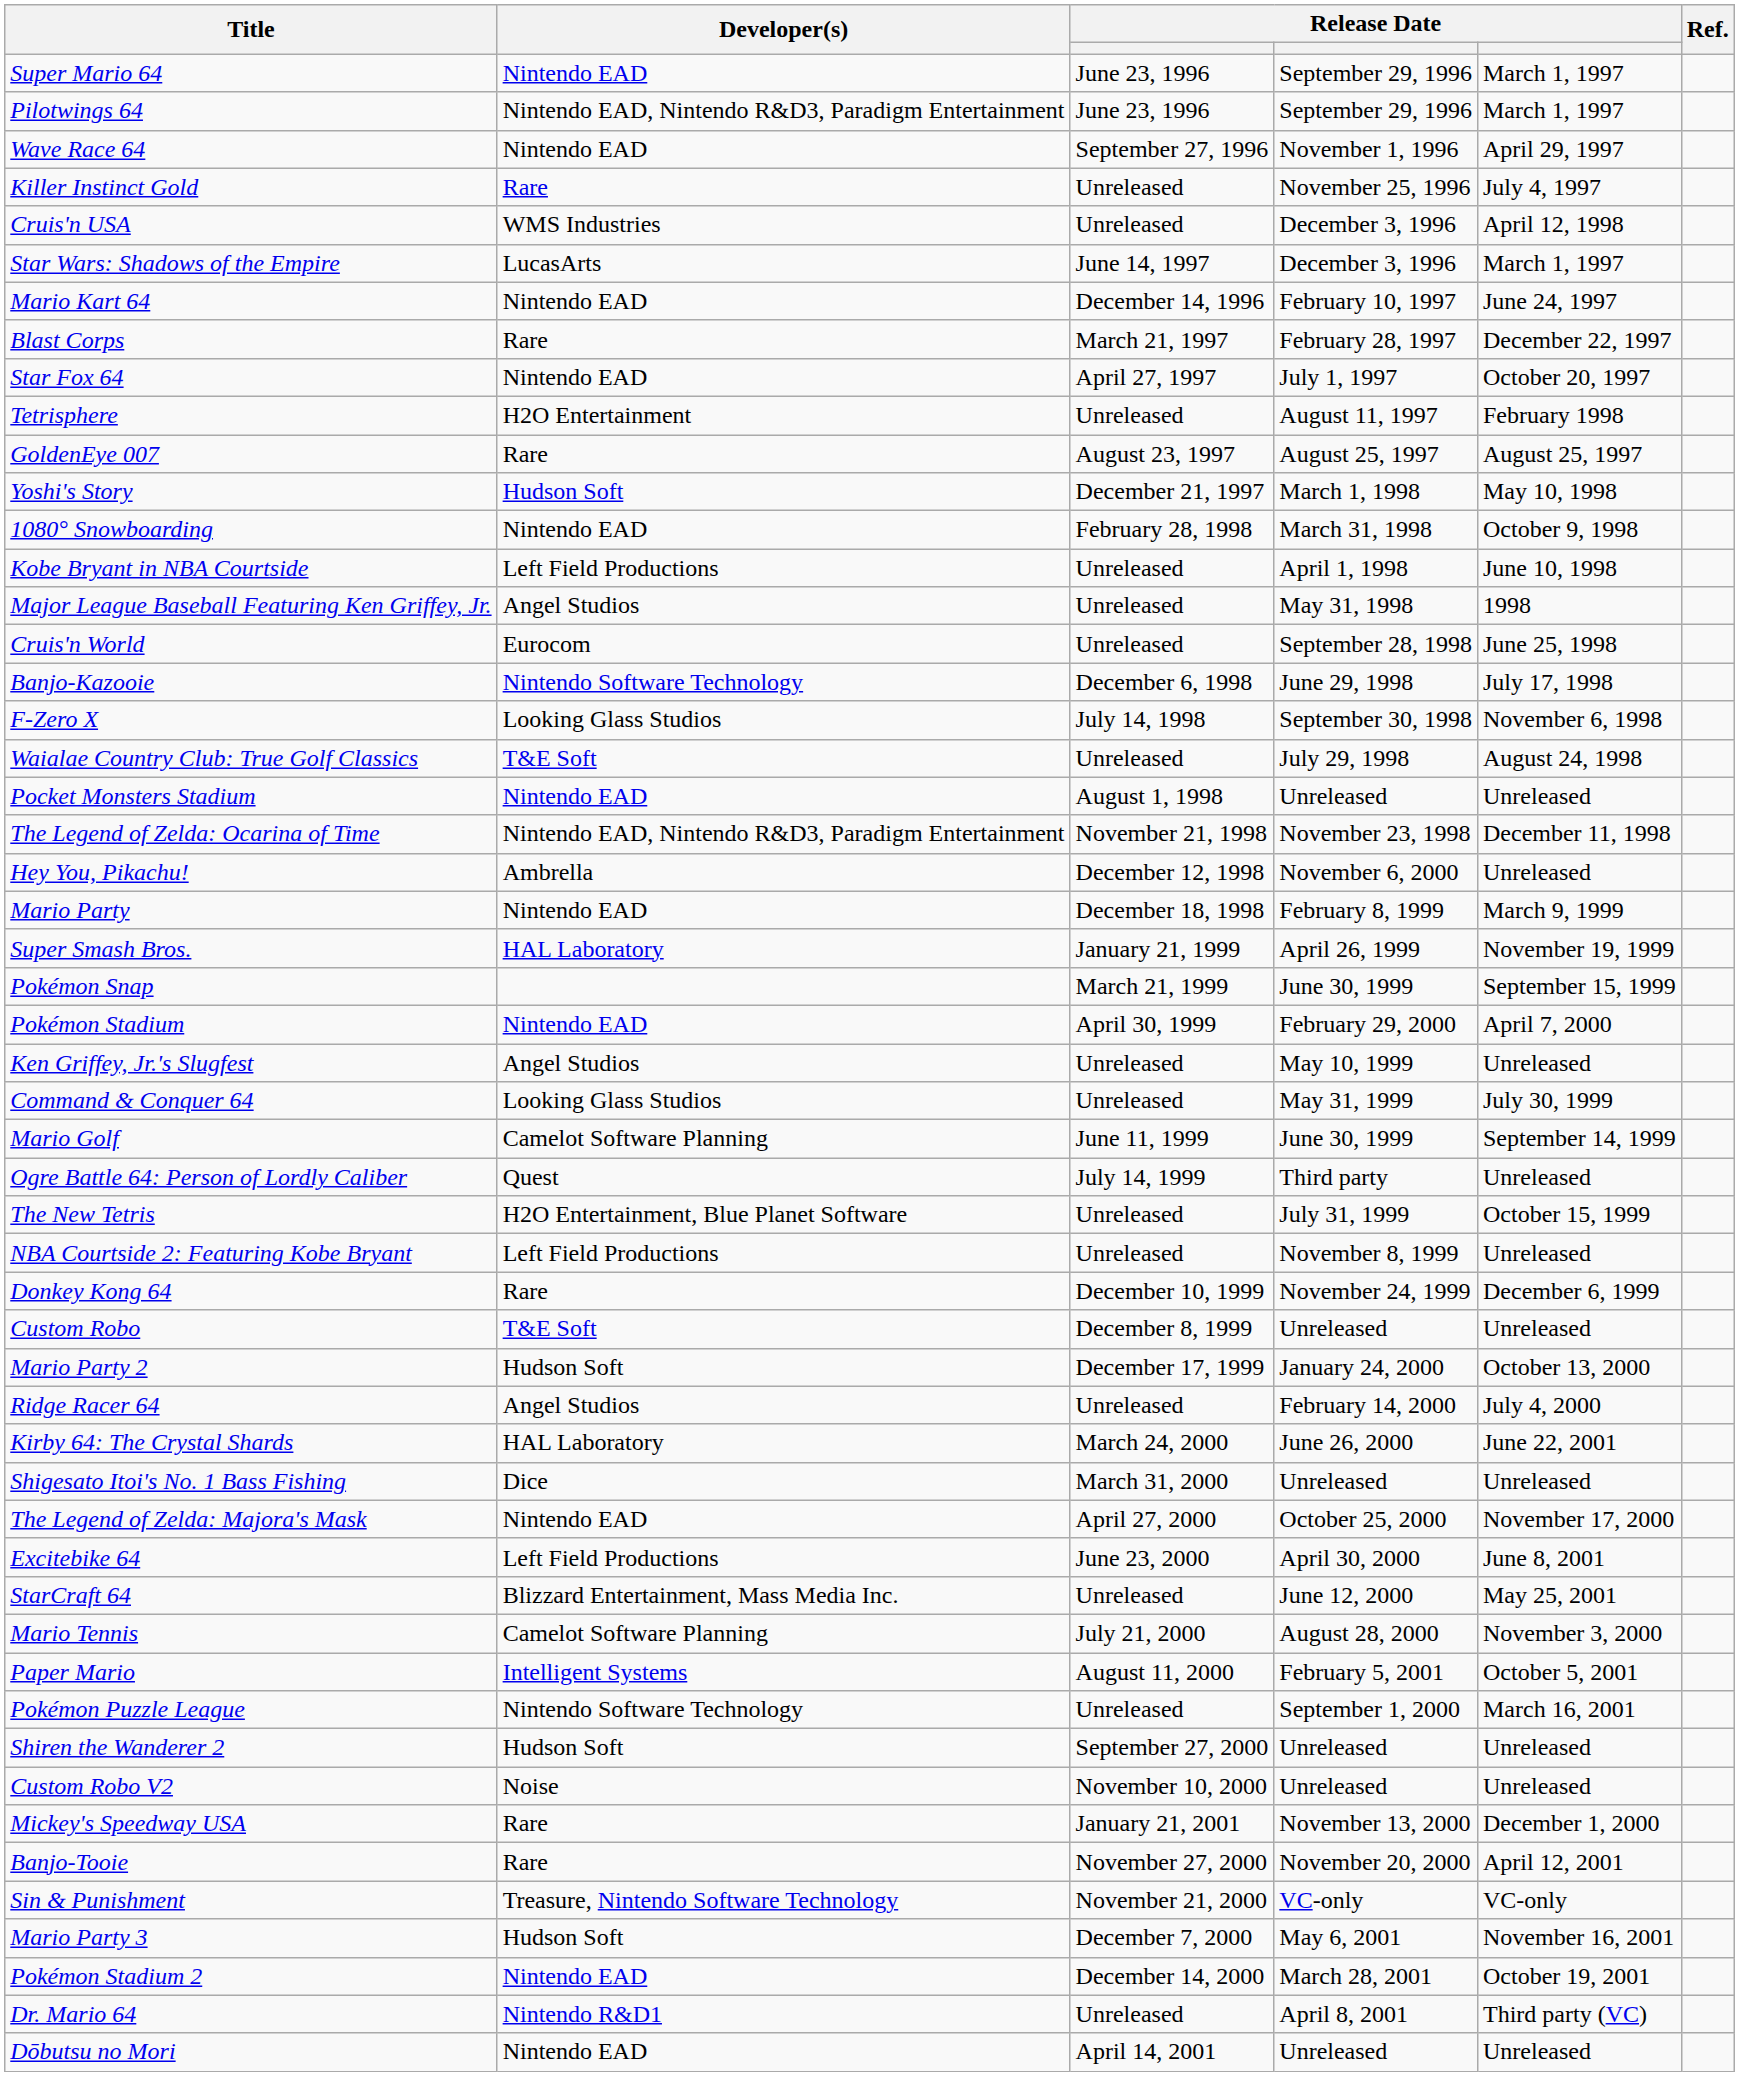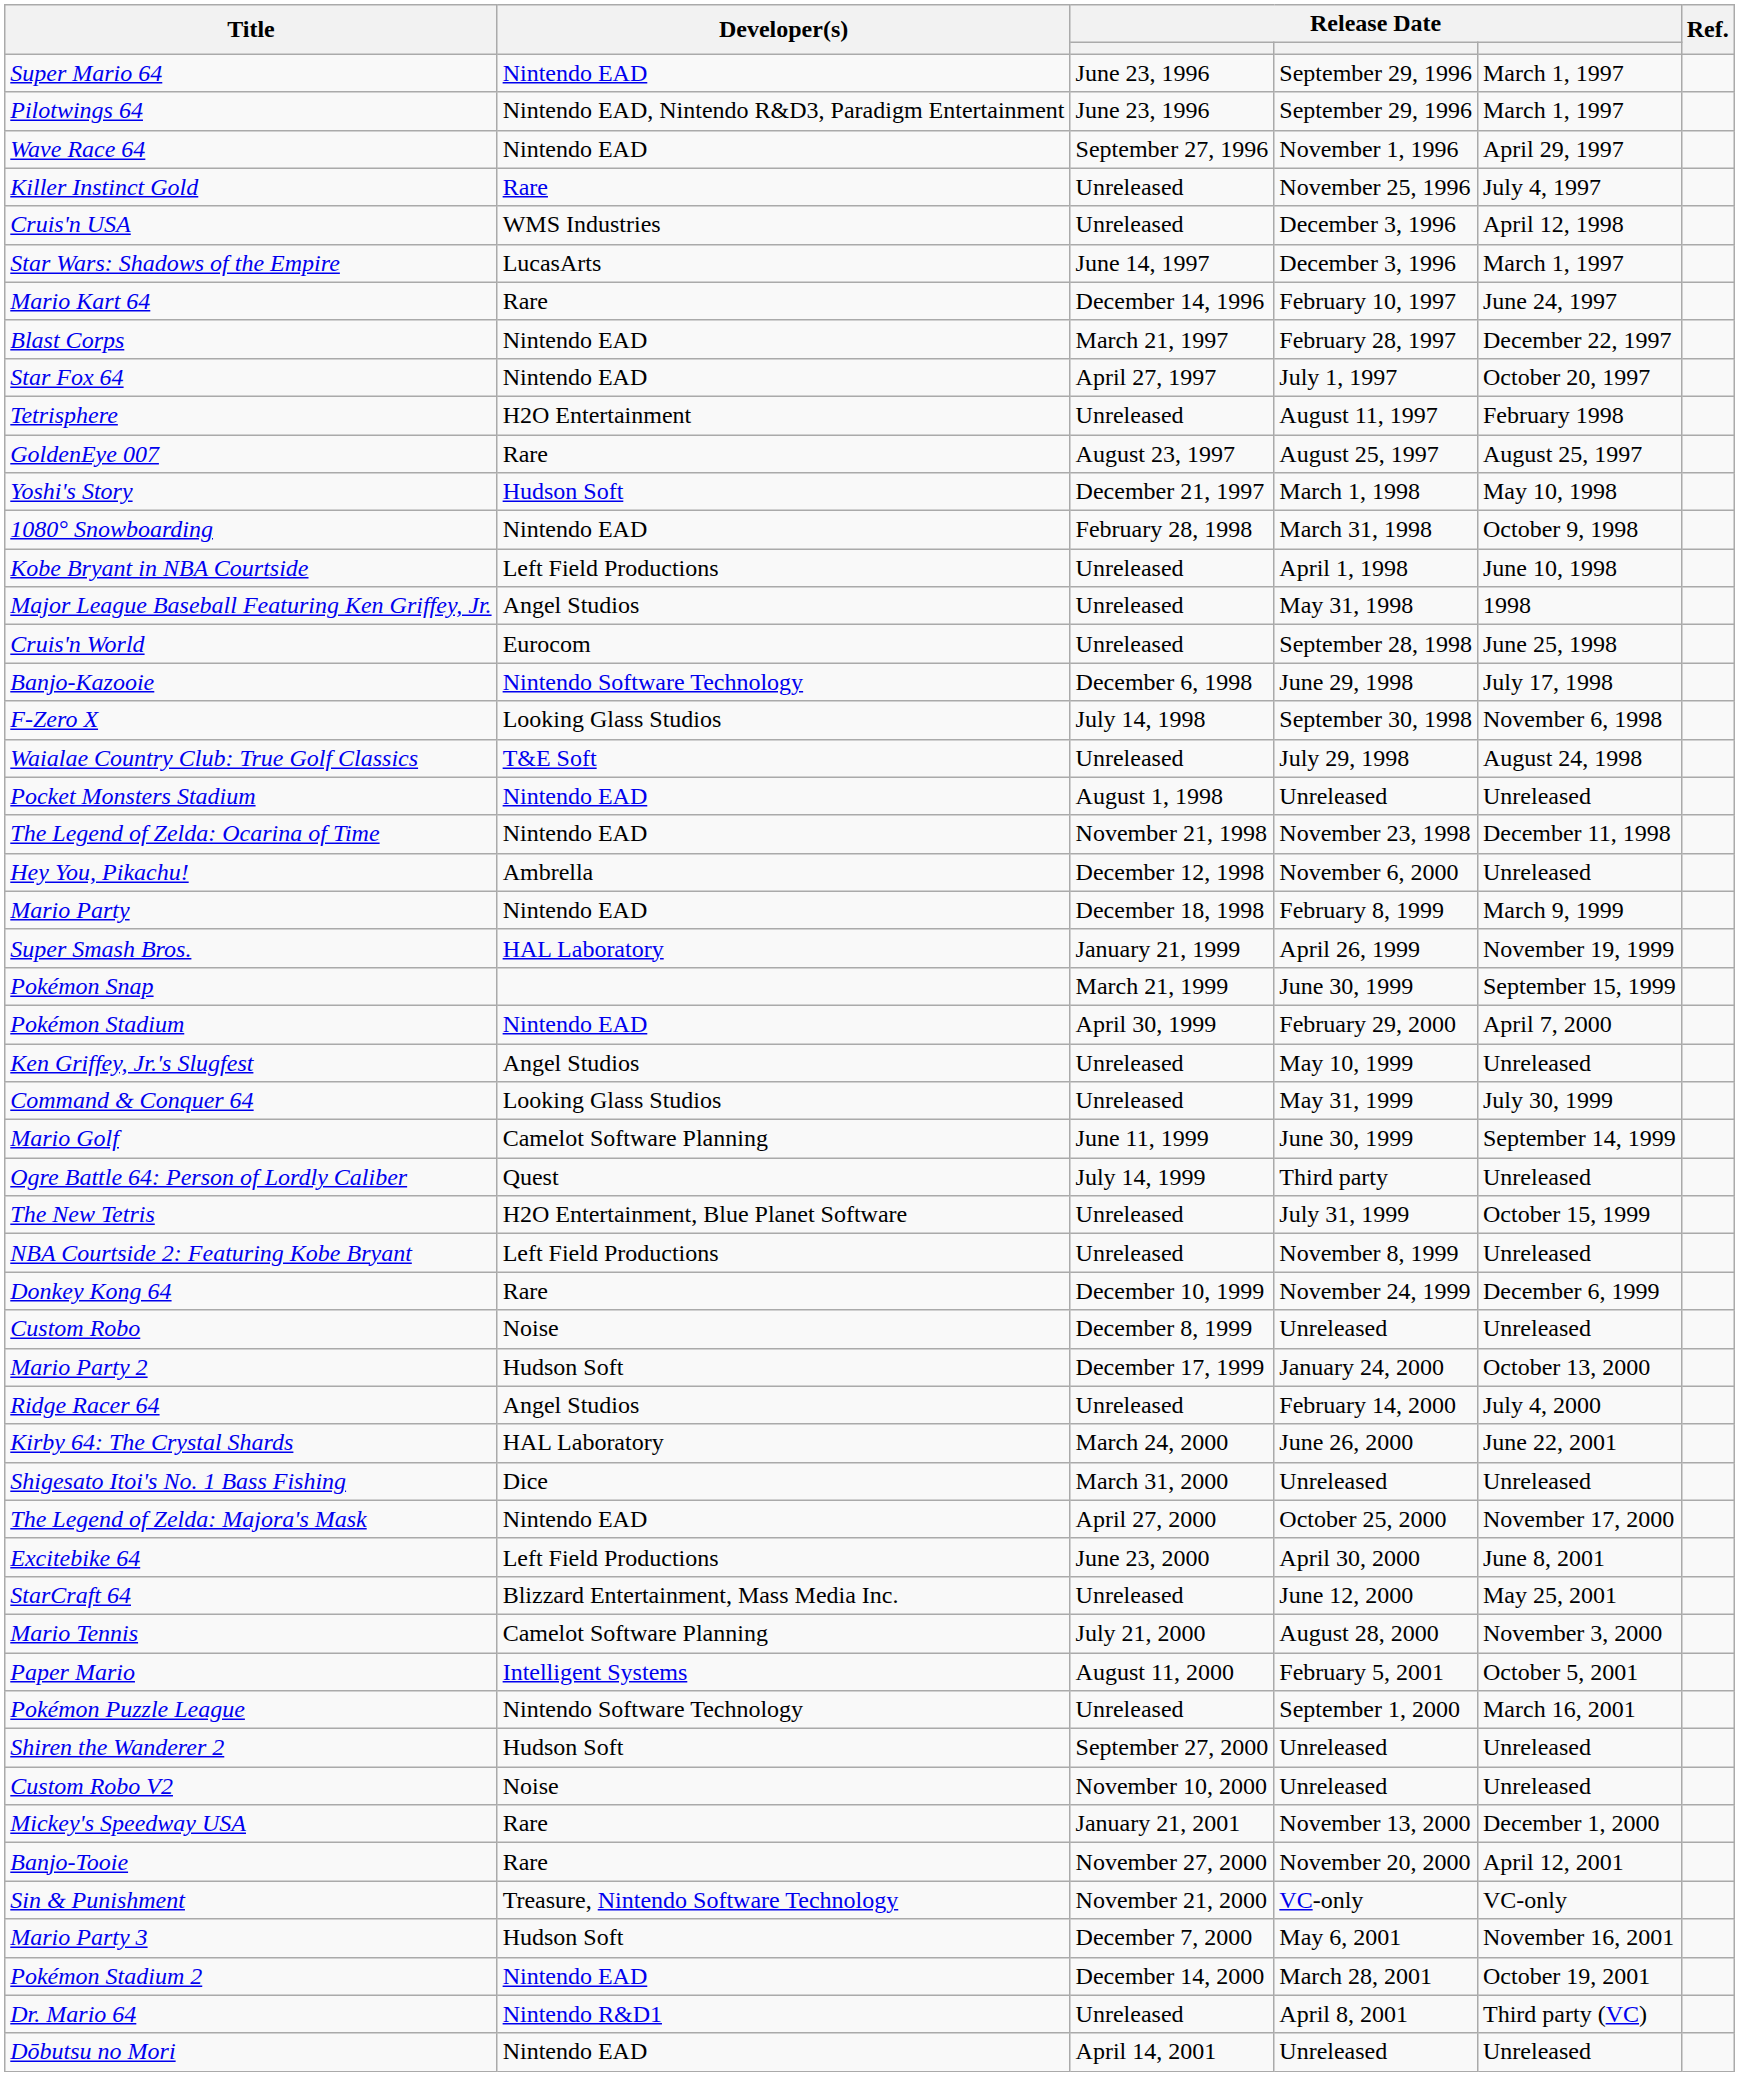(575, 301) Nintendo EAD -> (525, 301) Rare
(525, 339) Rare -> (575, 339) Nintendo EAD
(784, 833) Nintendo EAD, Nintendo R&D3, Paradigm Entertainment -> (575, 833) Nintendo EAD
(550, 1328) T&E Soft -> (531, 1328) Noise
